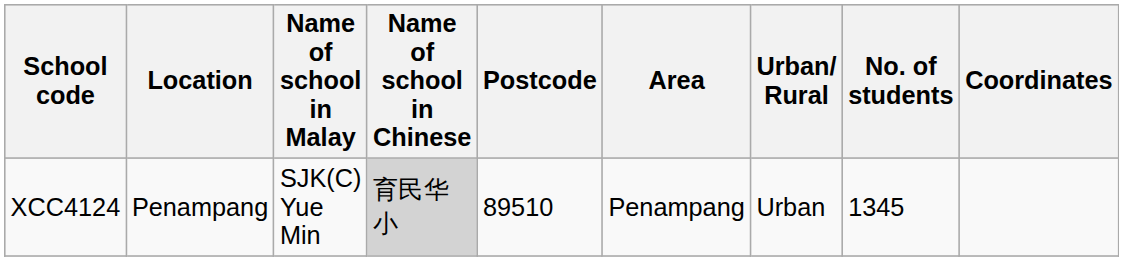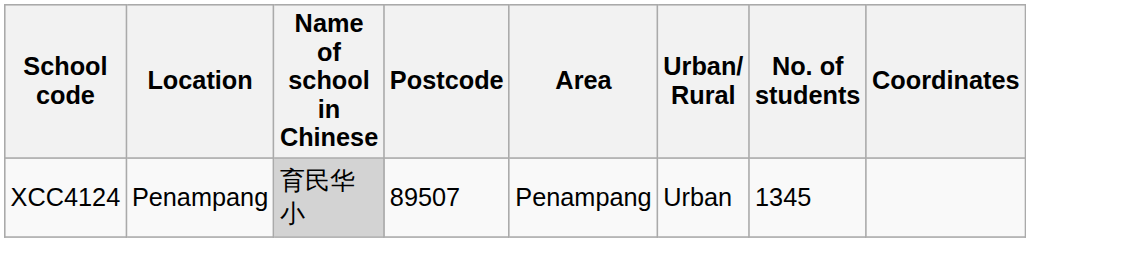- column: (321, 81)
(518, 206) 89510 -> (425, 197) 89507
